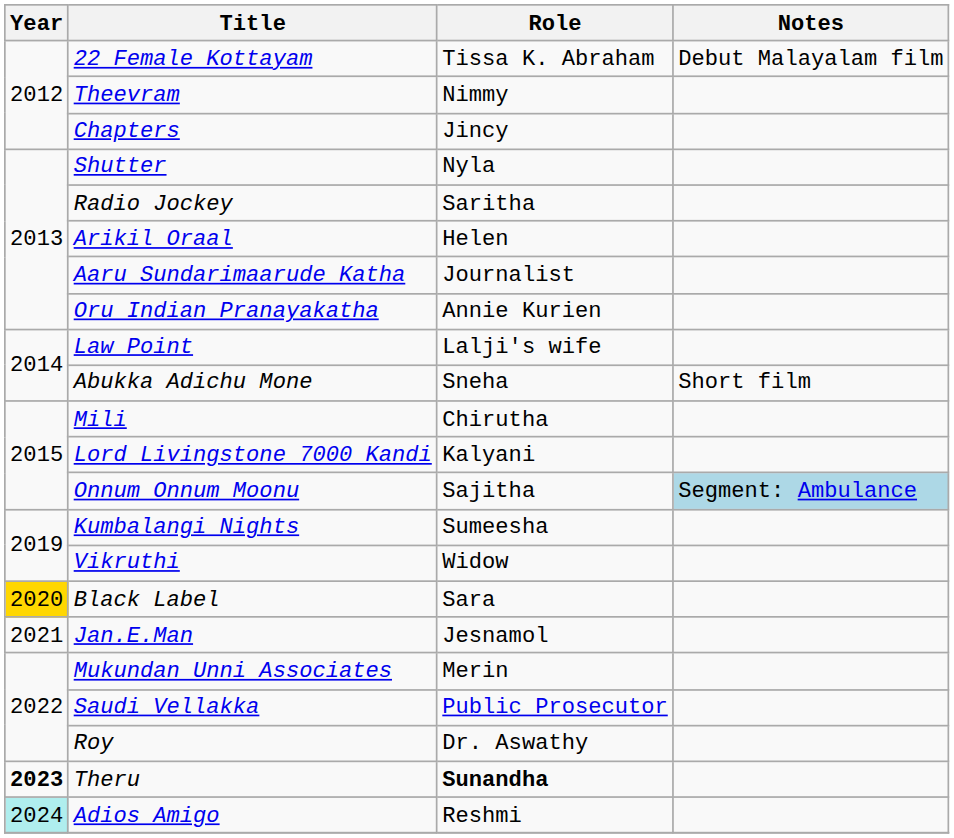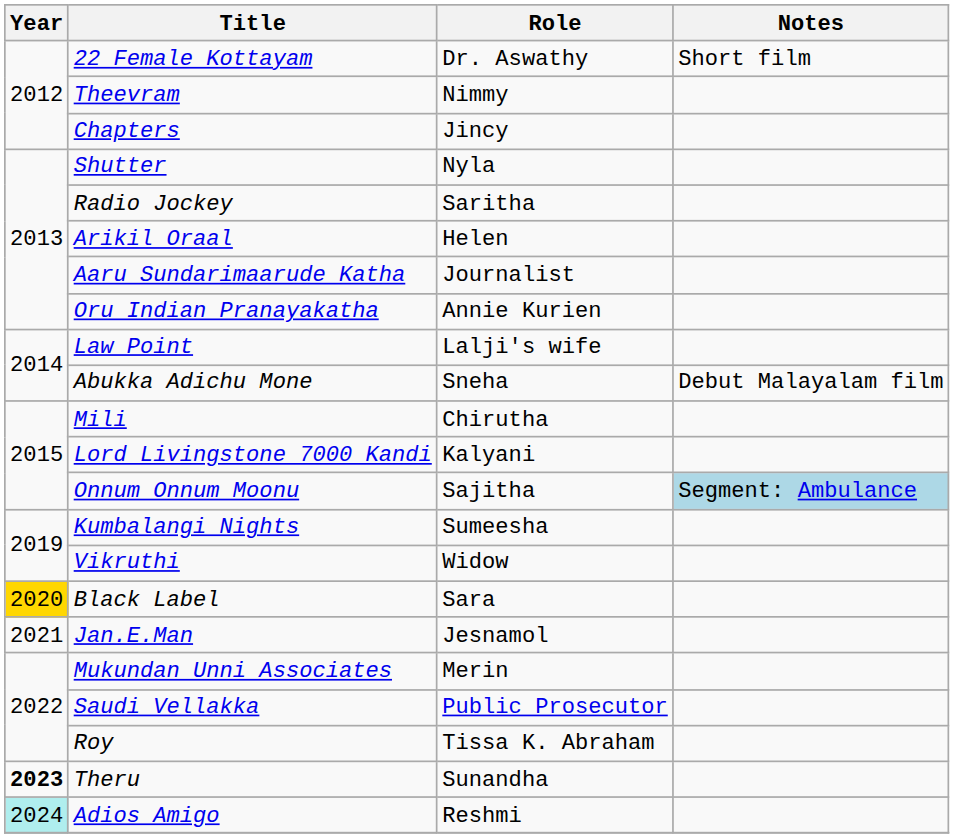(548, 59) Tissa K. Abraham -> (515, 59) Dr. Aswathy
(811, 59) Debut Malayalam film -> (745, 59) Short film
(745, 383) Short film -> (811, 383) Debut Malayalam film
(515, 743) Dr. Aswathy -> (548, 743) Tissa K. Abraham
(495, 779) bold -> (495, 779) normal
